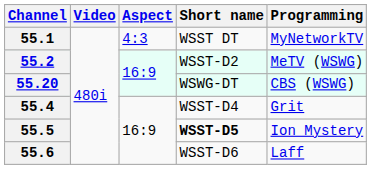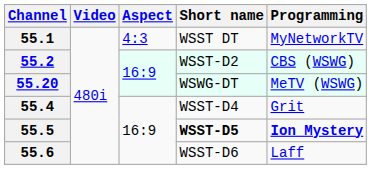(317, 62) MeTV (WSWG) -> (313, 62) CBS (WSWG)
(313, 85) CBS (WSWG) -> (317, 85) MeTV (WSWG)
(317, 130) normal -> (317, 130) bold
